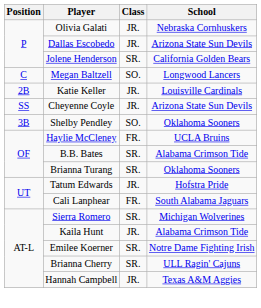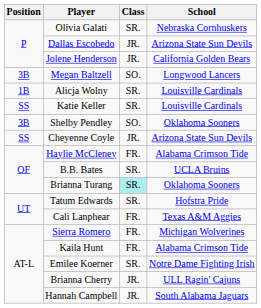(133, 28) JR. -> (133, 28) SR.
(133, 59) SR. -> (133, 59) JR.
(24, 75) C -> (24, 75) 3B
+ row: (81, 91)
(24, 91) 2B -> (24, 106) SS
(133, 91) JR. -> (133, 106) SR.
rows swapped: (81, 122) <-> (81, 106)
(202, 138) UCLA Bruins -> (202, 153) Alabama Crimson Tide
(202, 153) Alabama Crimson Tide -> (202, 169) UCLA Bruins
(133, 169) no background -> (133, 185) paleturquoise background
(133, 185) JR. -> (133, 201) SR.
(202, 201) South Alabama Jaguars -> (202, 216) Texas A&M Aggies
(133, 216) SR. -> (133, 232) FR.
(133, 232) JR. -> (133, 248) FR.
(133, 264) SR. -> (133, 279) JR.
(202, 279) Texas A&M Aggies -> (202, 295) South Alabama Jaguars
